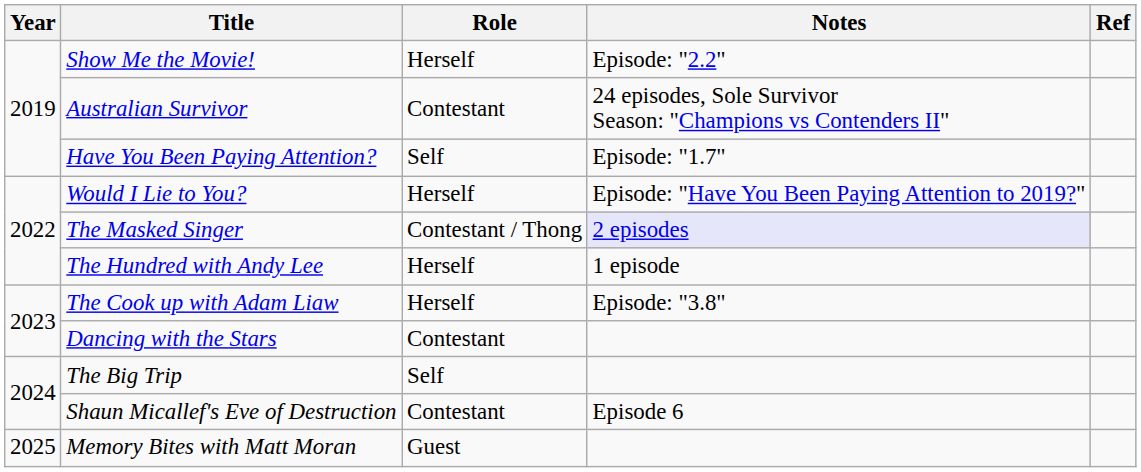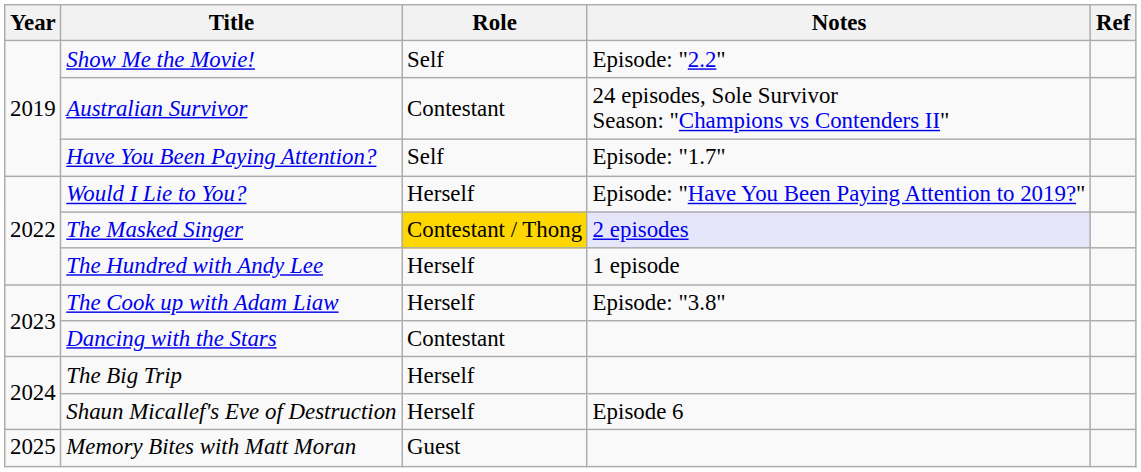(441, 58) Herself -> (426, 58) Self
(495, 229) no background -> (495, 229) gold background
(426, 374) Self -> (441, 374) Herself
(456, 411) Contestant -> (441, 411) Herself
